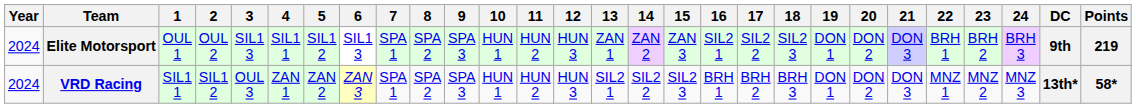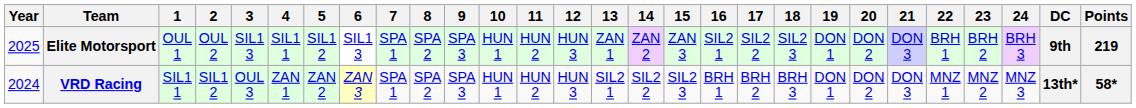(24, 46) 2024 -> (24, 46) 2025
